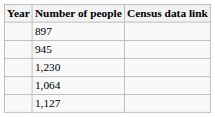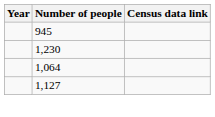- row: (43, 31)
